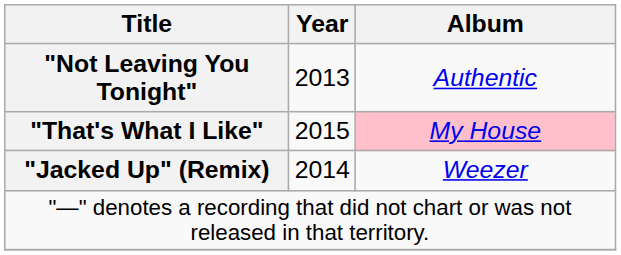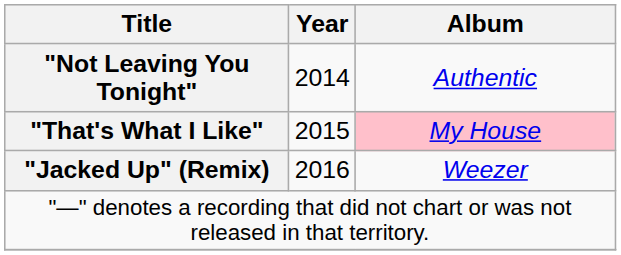(322, 77) 2013 -> (322, 77) 2014
(322, 170) 2014 -> (322, 170) 2016
